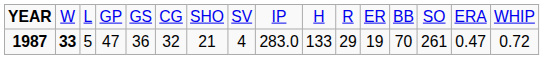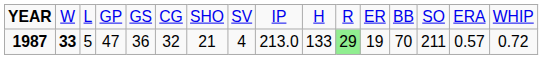(279, 41) 283.0 -> (279, 41) 213.0
(348, 41) no background -> (348, 41) lightgreen background
(434, 41) 261 -> (434, 41) 211
(471, 41) 0.47 -> (469, 41) 0.57
